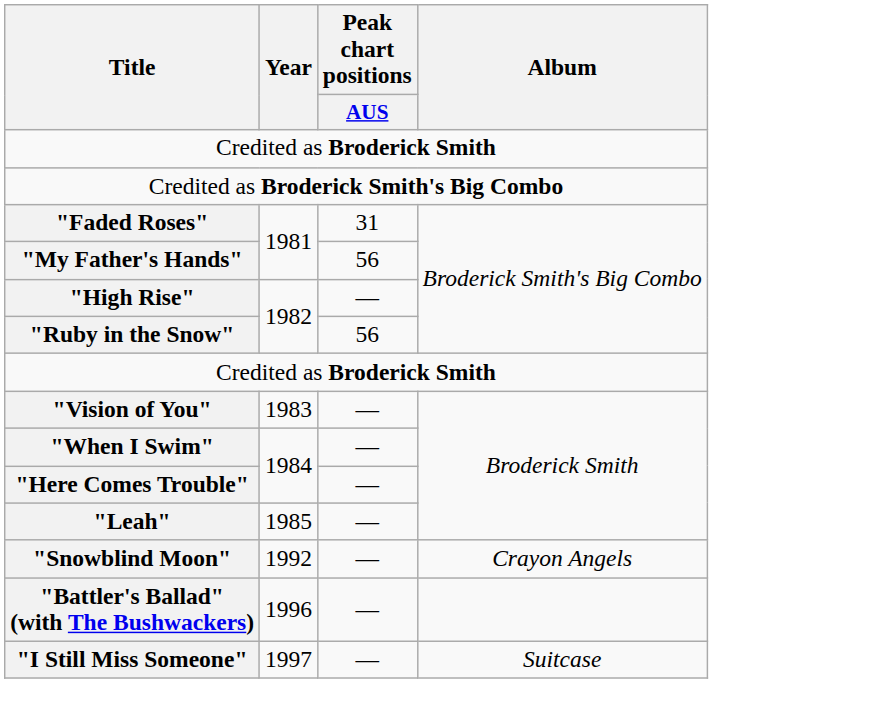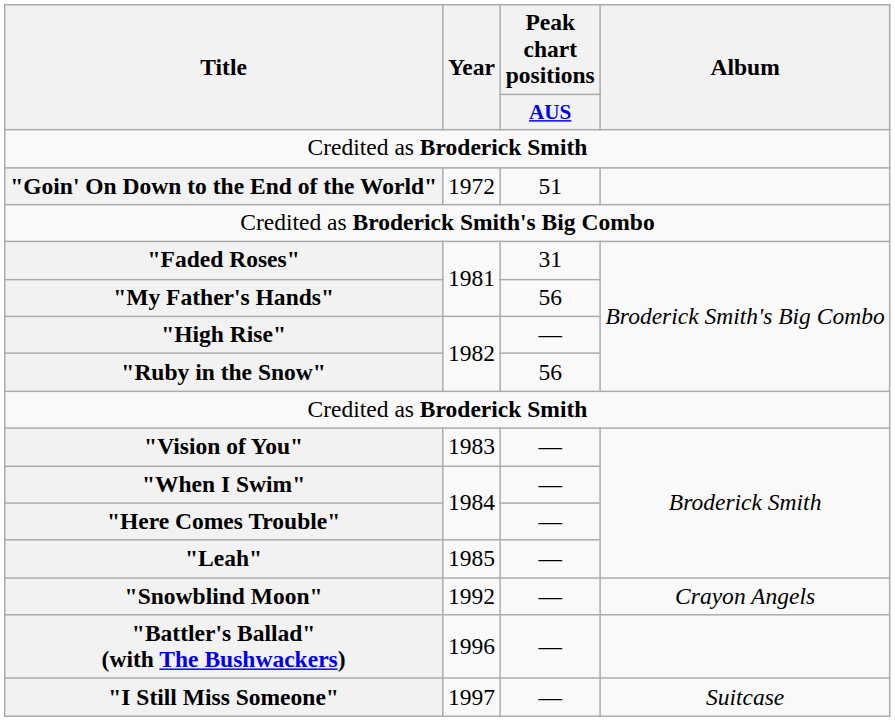+ row: (224, 185)
